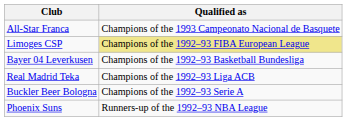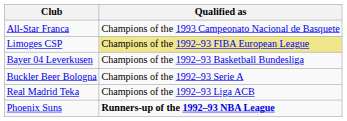rows swapped: (52, 92) <-> (43, 76)
(184, 108) normal -> (188, 108) bold
